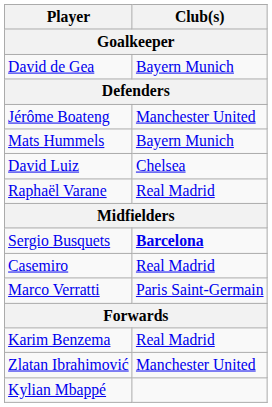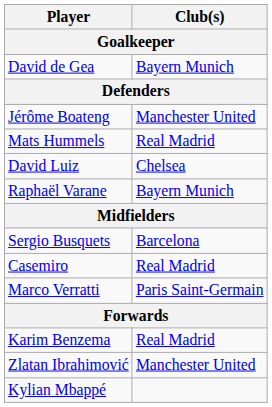(185, 141) Bayern Munich -> (175, 141) Real Madrid
(175, 191) Real Madrid -> (185, 191) Bayern Munich
(170, 240) bold -> (168, 240) normal
